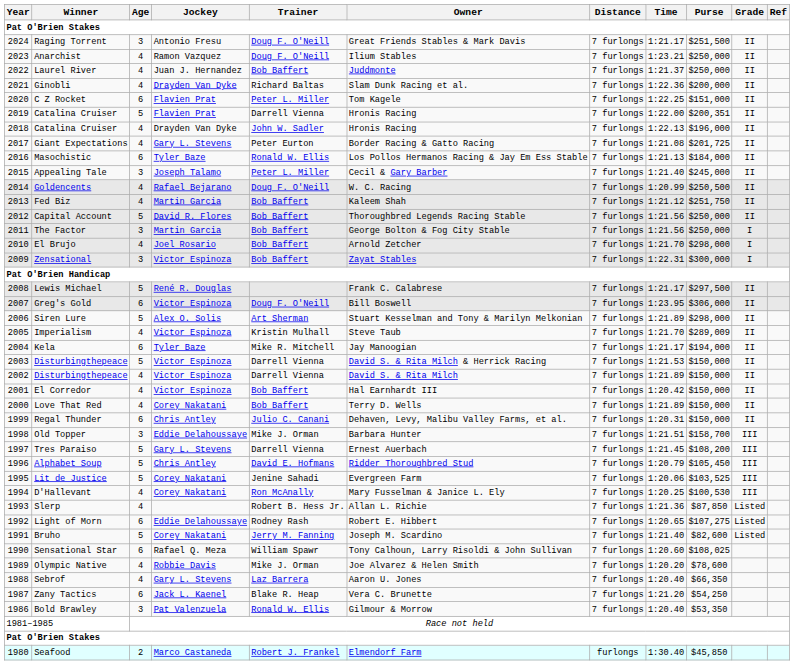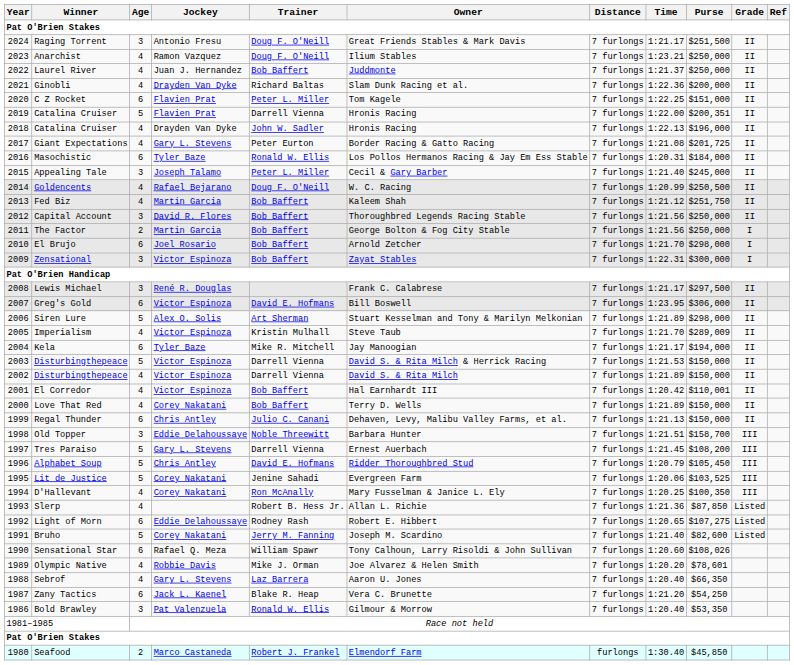(666, 158) 1:21.13 -> (666, 158) 1:20.31
(141, 216) 5 -> (141, 216) 3
(141, 231) 3 -> (141, 231) 2
(141, 246) 4 -> (141, 246) 6
(141, 289) 5 -> (141, 289) 3
(290, 304) Doug F. O'Neill -> (293, 304) David E. Hofmans
(709, 391) $150,000 -> (709, 391) $110,001
(666, 420) 1:20.31 -> (666, 420) 1:21.13
(285, 435) Mike J. Orman -> (290, 435) Noble Threewitt
(709, 493) $100,530 -> (709, 493) $100,350
(709, 551) $108,025 -> (709, 551) $108,026
(709, 566) $78,600 -> (709, 566) $78,601
